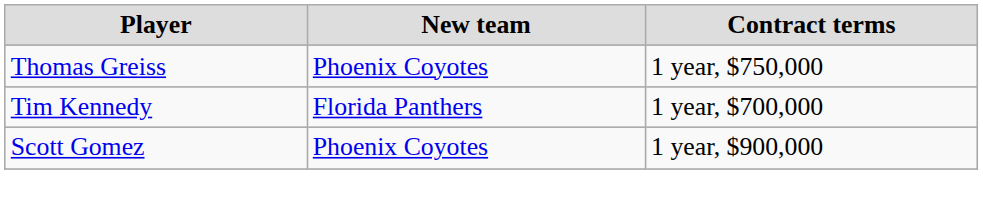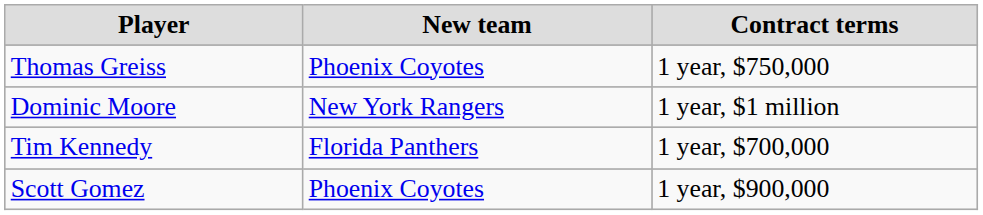+ row: (93, 106)
